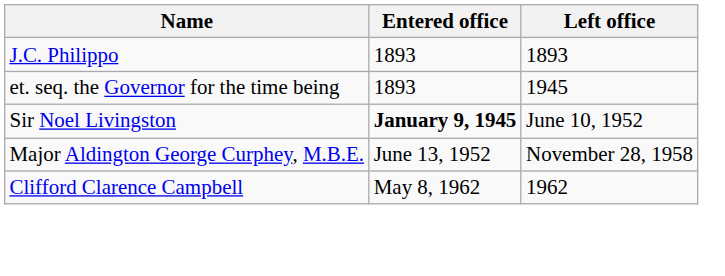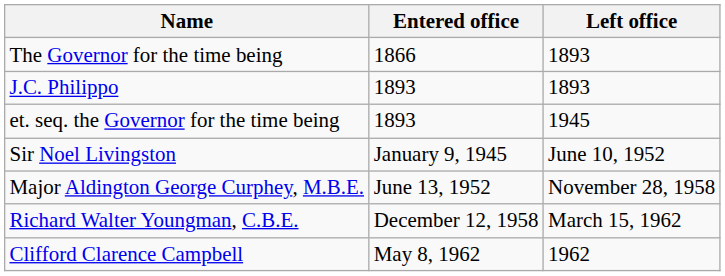+ row: (146, 54)
(445, 120) bold -> (440, 154) normal
+ row: (154, 220)
